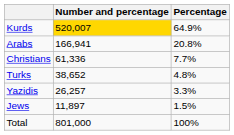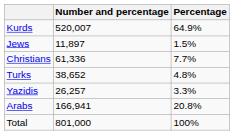(73, 28) gold background -> (73, 28) no background
rows swapped: (20, 43) <-> (18, 106)
